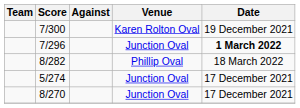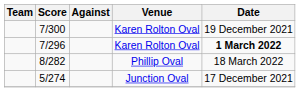(157, 45) Junction Oval -> (157, 45) Karen Rolton Oval
- row: (52, 95)
